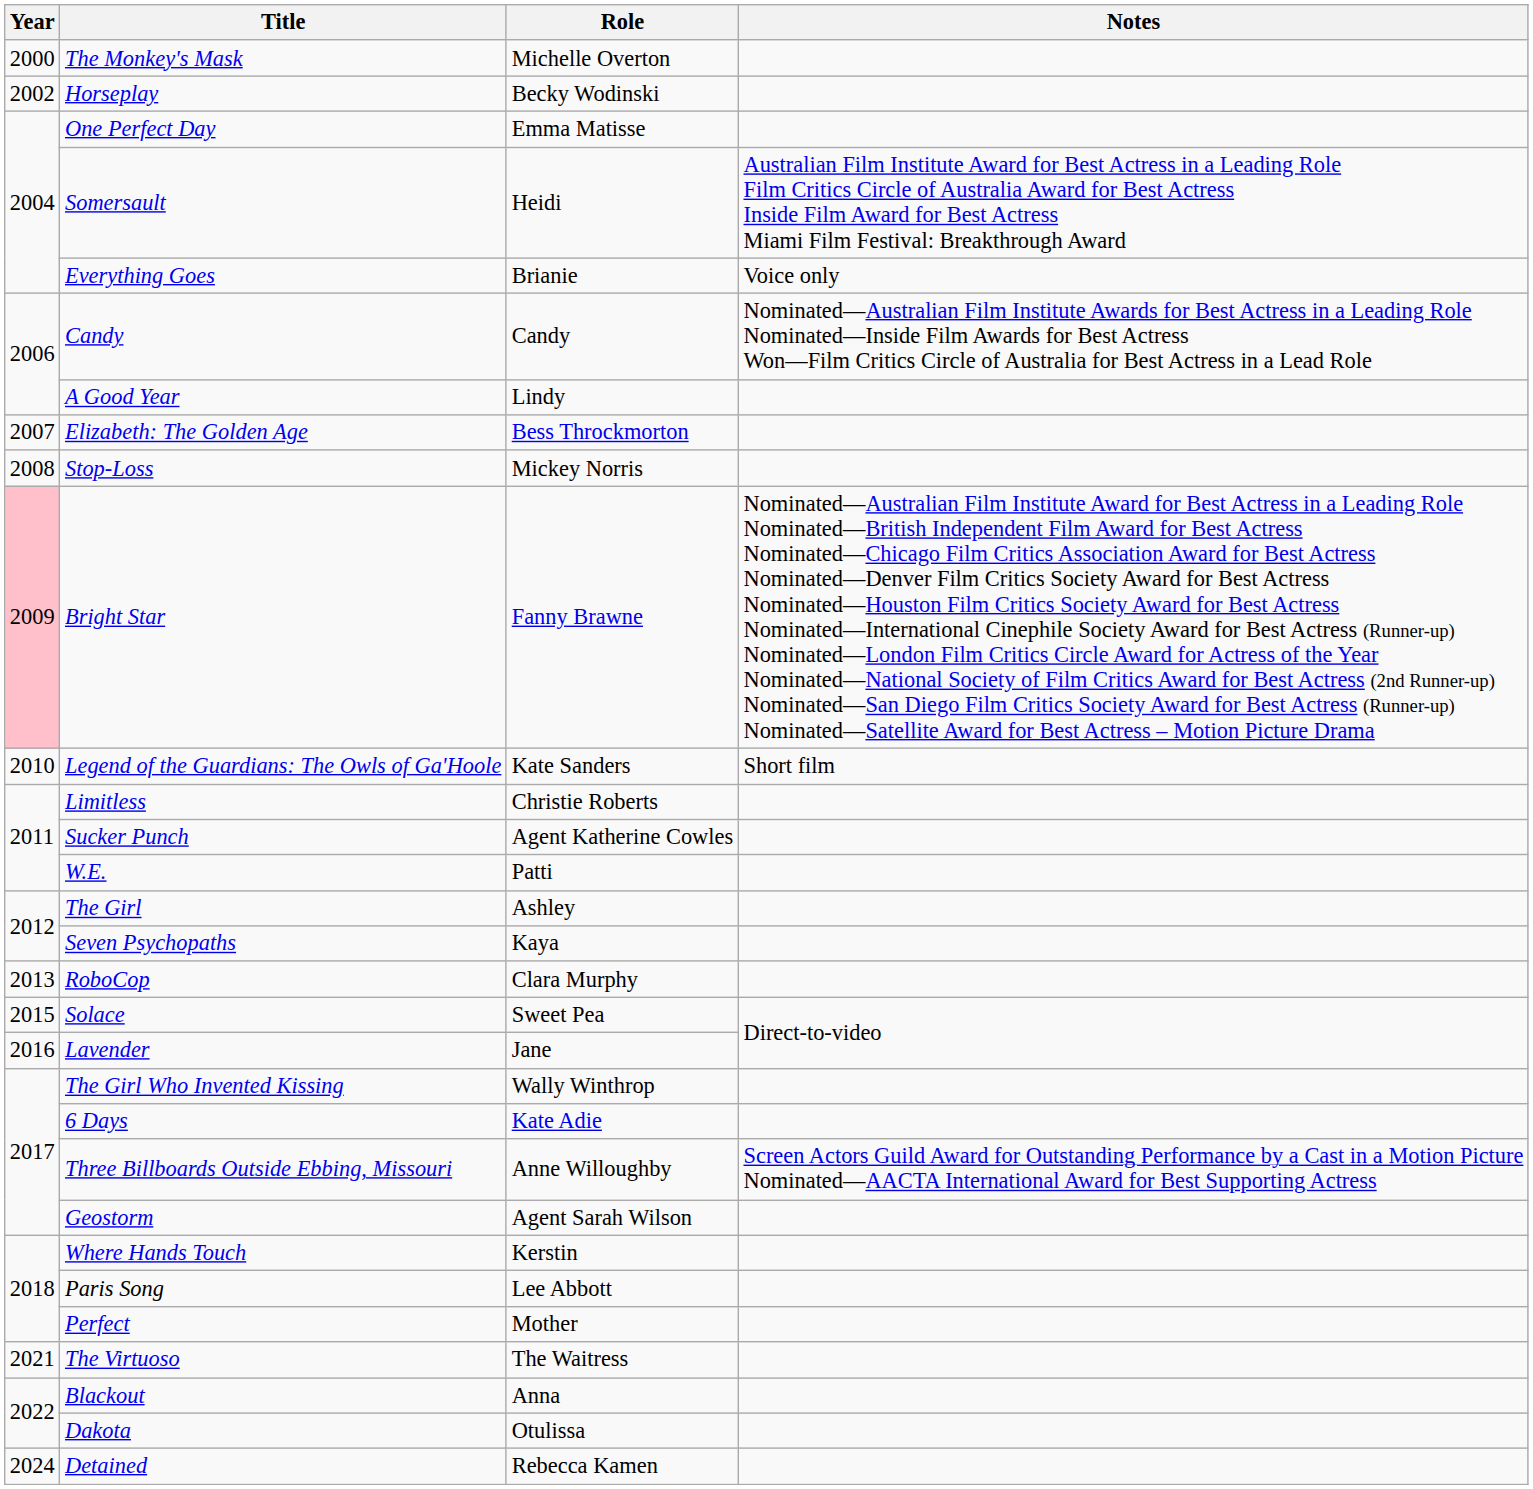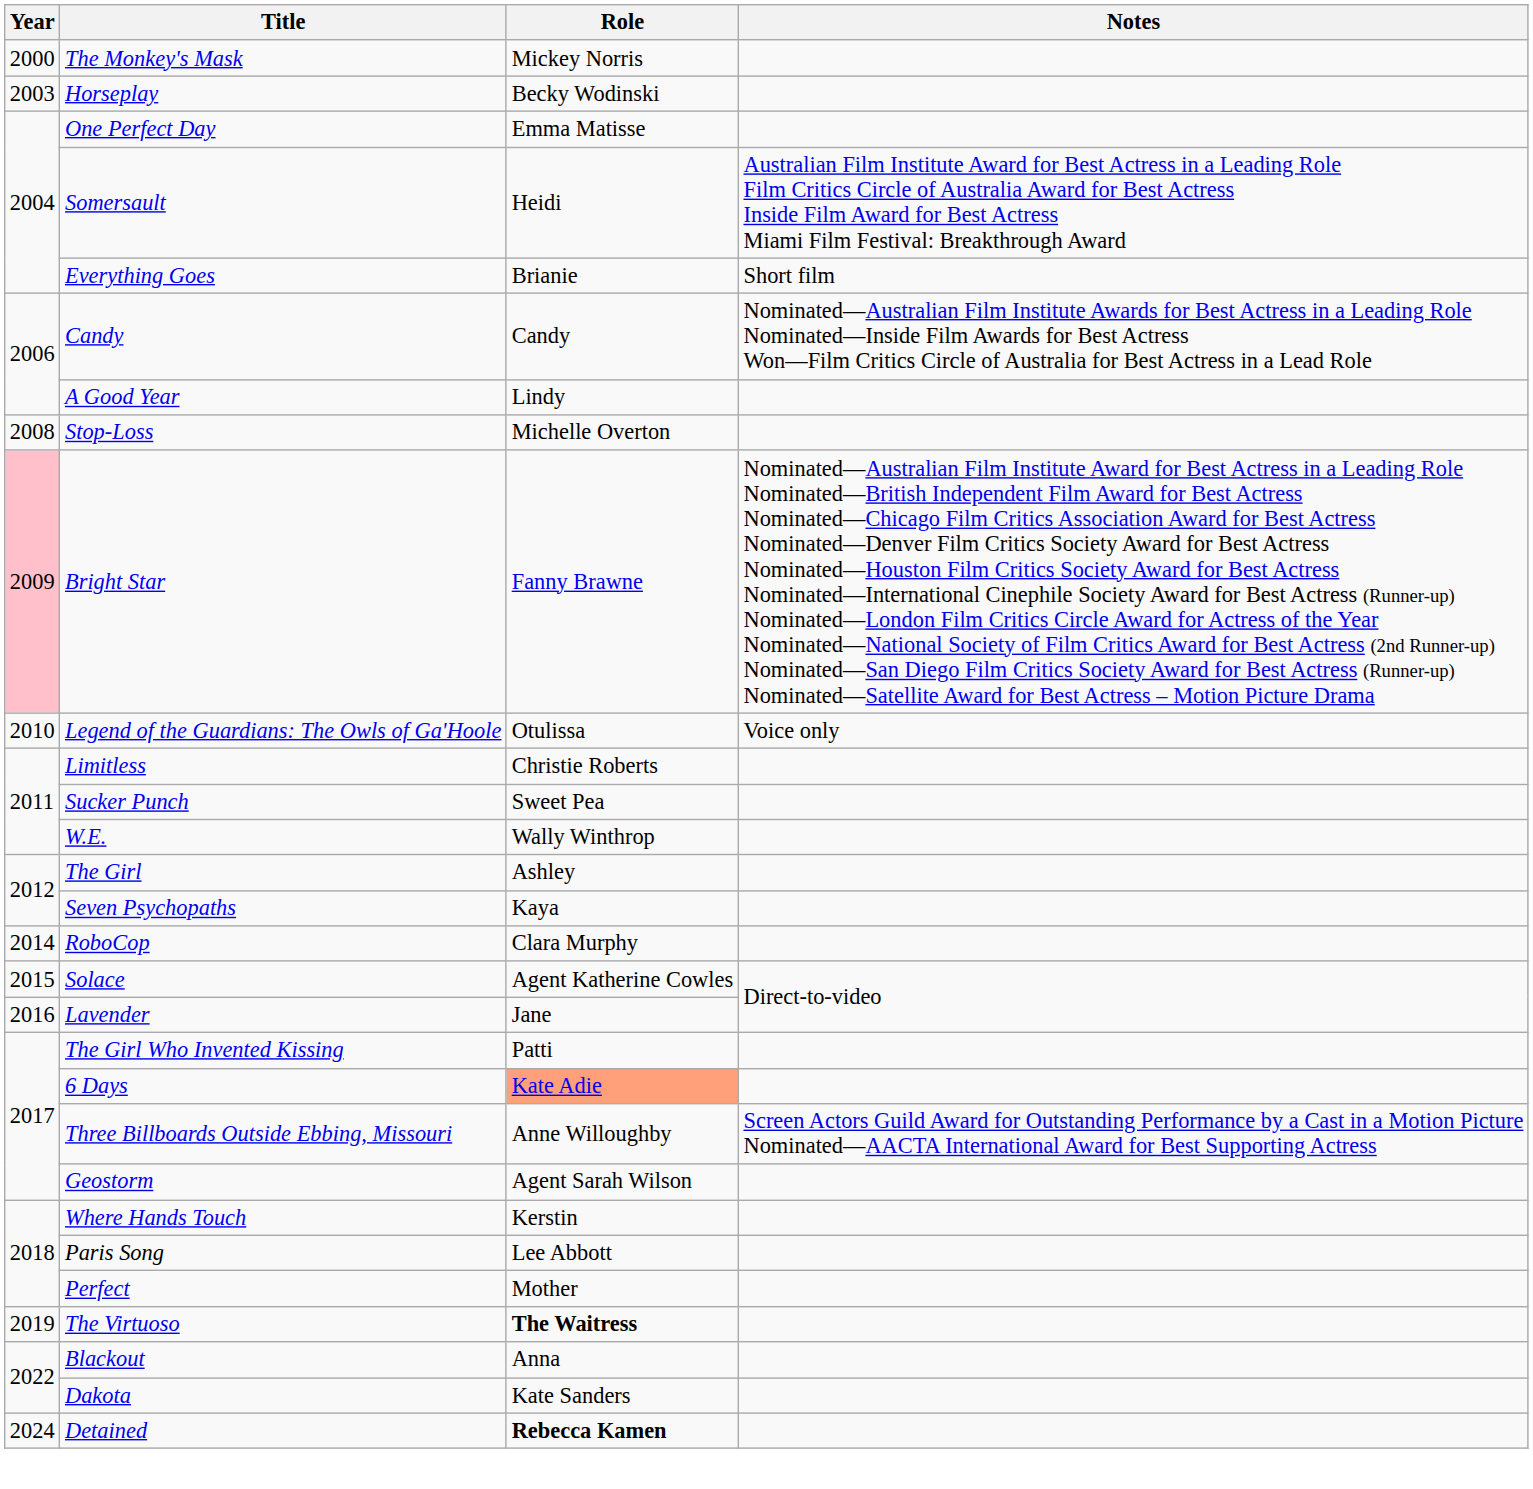(591, 57) Michelle Overton -> (577, 57) Mickey Norris
(32, 93) 2002 -> (32, 93) 2003
(792, 275) Voice only -> (789, 275) Short film
- row: (186, 432)
(577, 467) Mickey Norris -> (591, 432) Michelle Overton
(571, 765) Kate Sanders -> (548, 730) Otulissa
(789, 765) Short film -> (792, 730) Voice only
(622, 836) Agent Katherine Cowles -> (558, 801) Sweet Pea
(532, 872) Patti -> (583, 836) Wally Winthrop
(32, 978) 2013 -> (32, 943) 2014
(558, 1014) Sweet Pea -> (622, 978) Agent Katherine Cowles
(583, 1085) Wally Winthrop -> (532, 1050) Patti
(557, 1121) no background -> (557, 1085) lightsalmon background
(32, 1359) 2021 -> (32, 1323) 2019
(570, 1359) normal -> (574, 1323) bold
(548, 1430) Otulissa -> (571, 1394) Kate Sanders
(585, 1466) normal -> (589, 1430) bold
